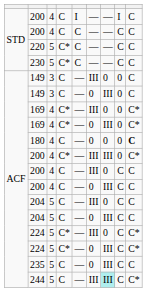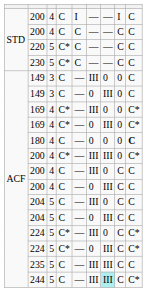(91, 264) 0 -> (94, 264) III
